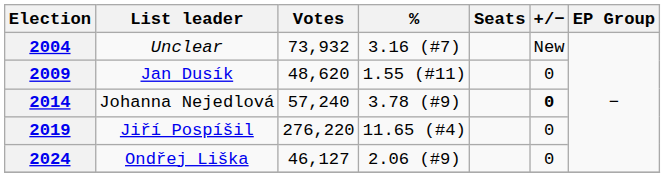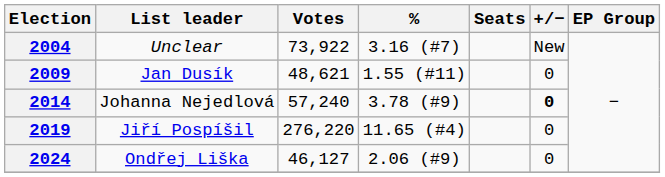(319, 47) 73,932 -> (319, 47) 73,922
(319, 75) 48,620 -> (319, 75) 48,621
